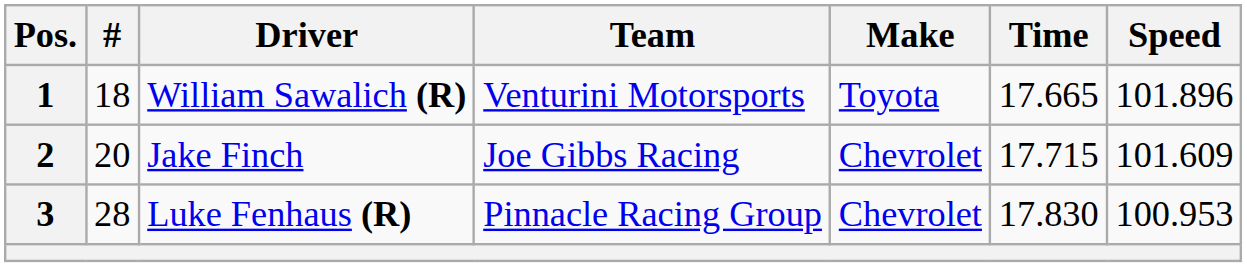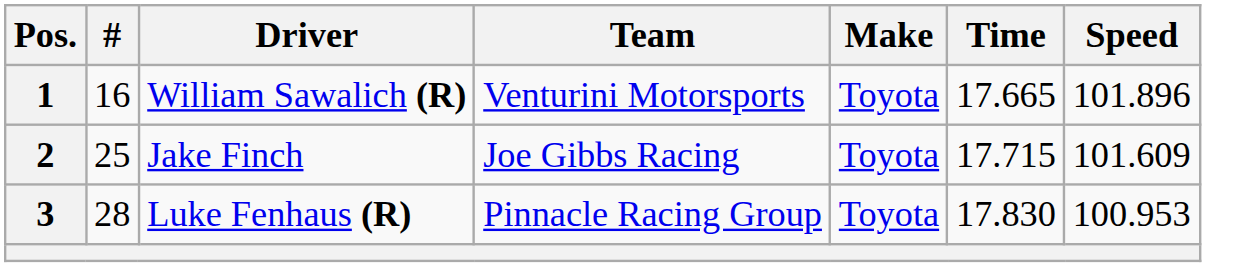(112, 94) 18 -> (112, 94) 16
(112, 154) 20 -> (112, 154) 25
(910, 154) Chevrolet -> (889, 154) Toyota
(910, 214) Chevrolet -> (889, 214) Toyota
